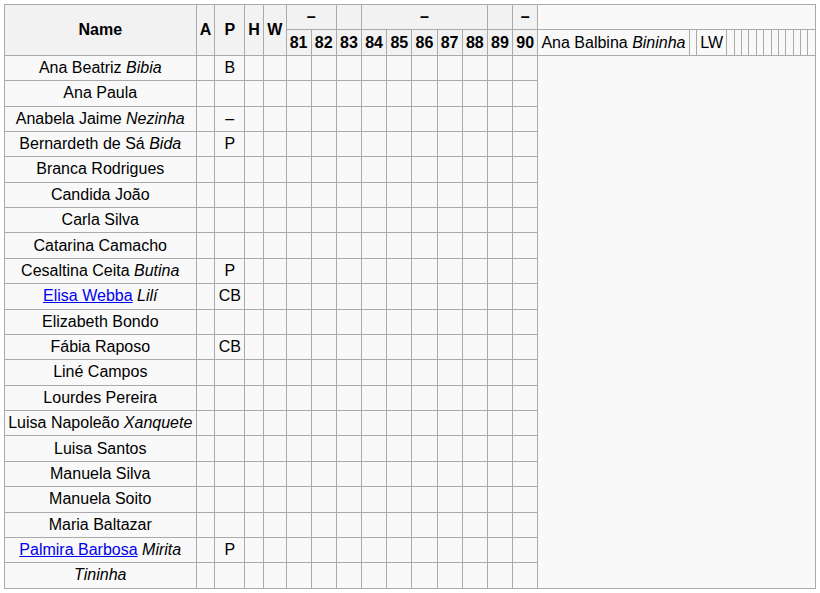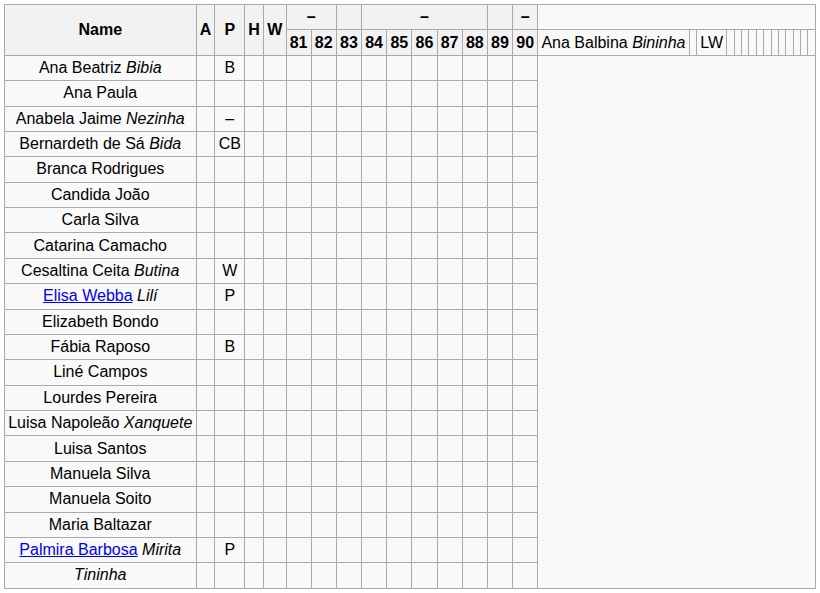(230, 144) P -> (230, 144) CB
(230, 270) P -> (230, 270) W
(230, 296) CB -> (230, 296) P
(230, 347) CB -> (230, 347) B
